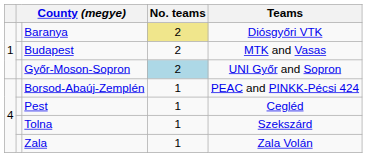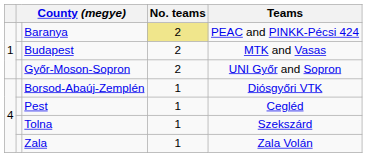(285, 32) Diósgyőri VTK -> (285, 32) PEAC and PINKK-Pécsi 424
(178, 69) lightblue background -> (178, 69) no background
(285, 87) PEAC and PINKK-Pécsi 424 -> (285, 87) Diósgyőri VTK
